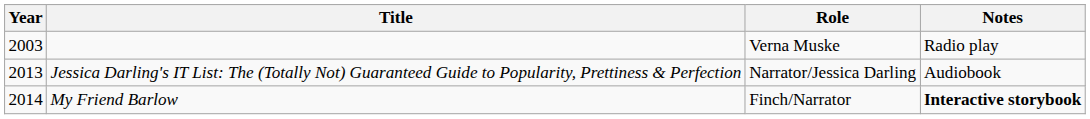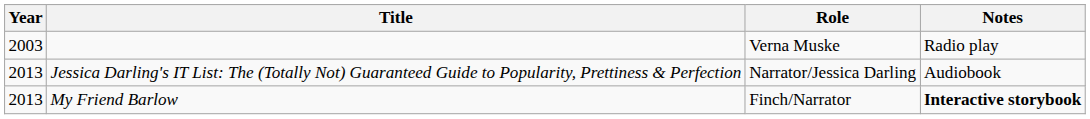(26, 99) 2014 -> (26, 99) 2013
